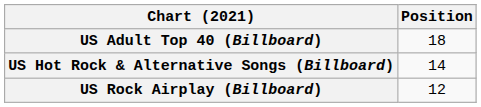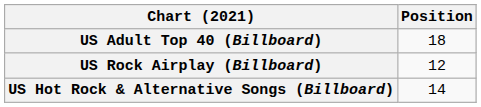rows swapped: (201, 65) <-> (201, 90)
